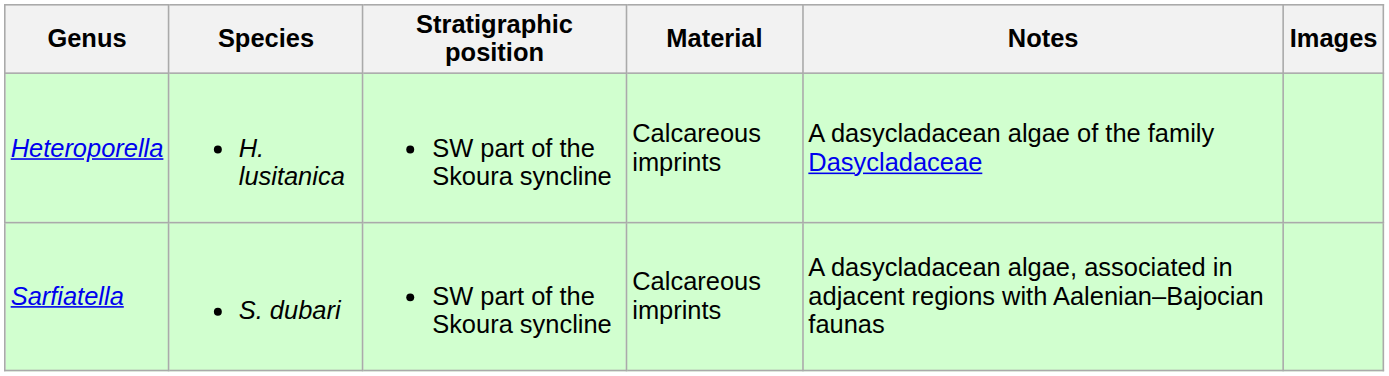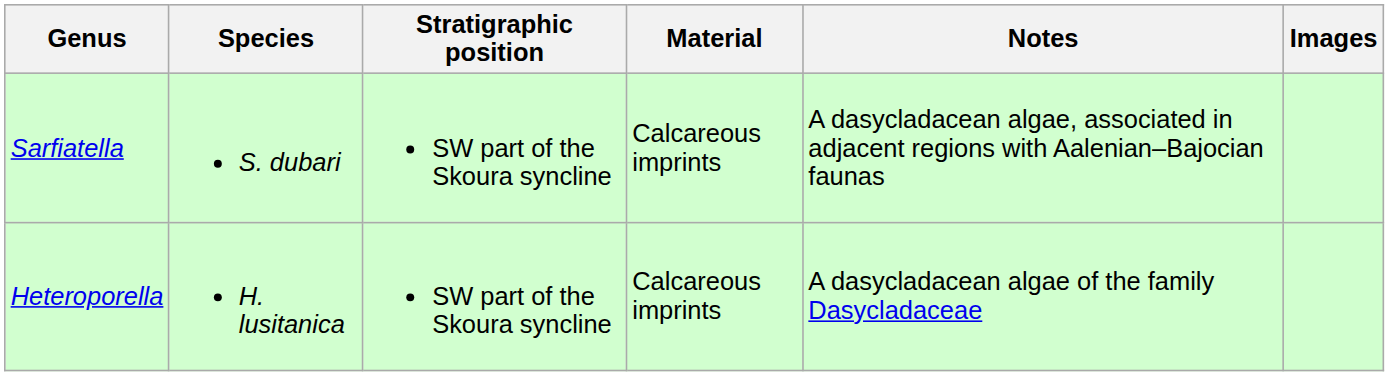rows swapped: (87, 147) <-> (67, 296)
